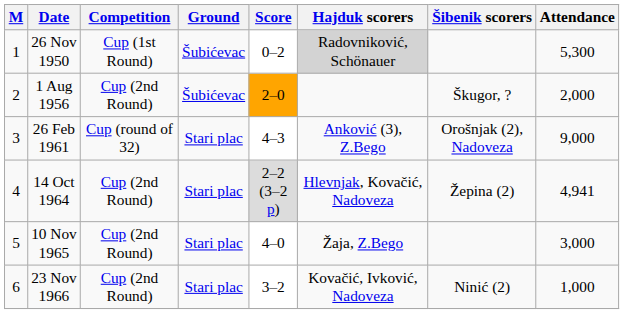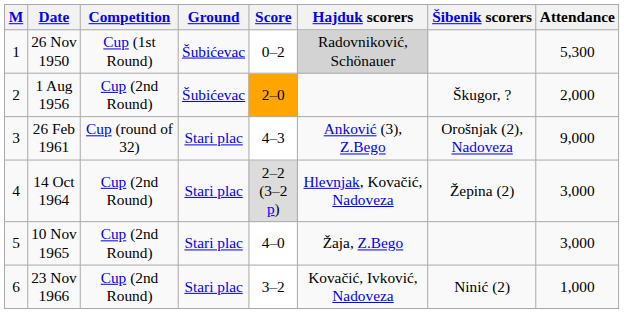(577, 191) 4,941 -> (577, 191) 3,000
